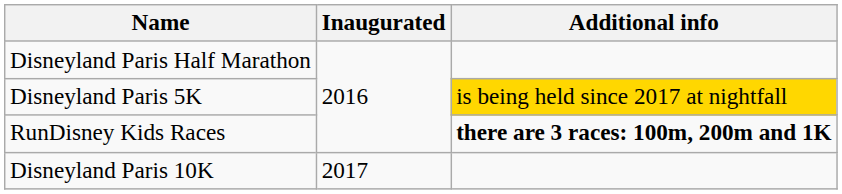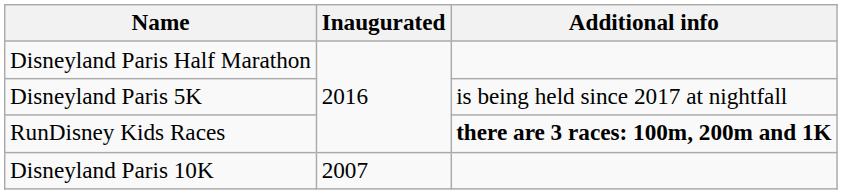(622, 96) gold background -> (622, 96) no background
(345, 170) 2017 -> (345, 170) 2007
